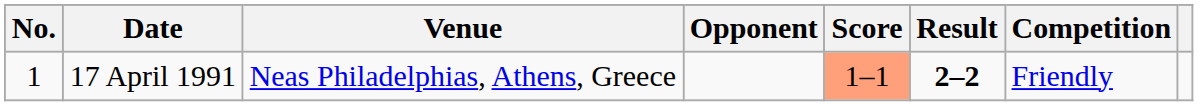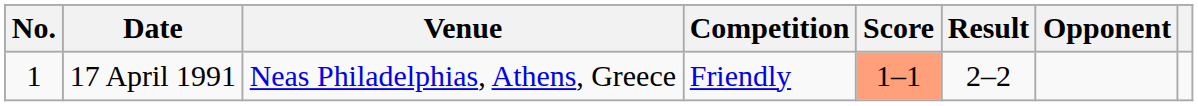columns swapped: (754, 28) <-> (1091, 28)
(957, 75) bold -> (989, 75) normal
